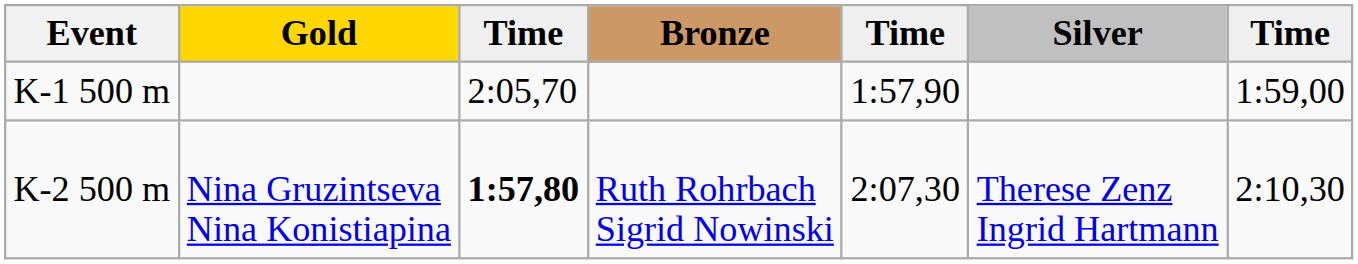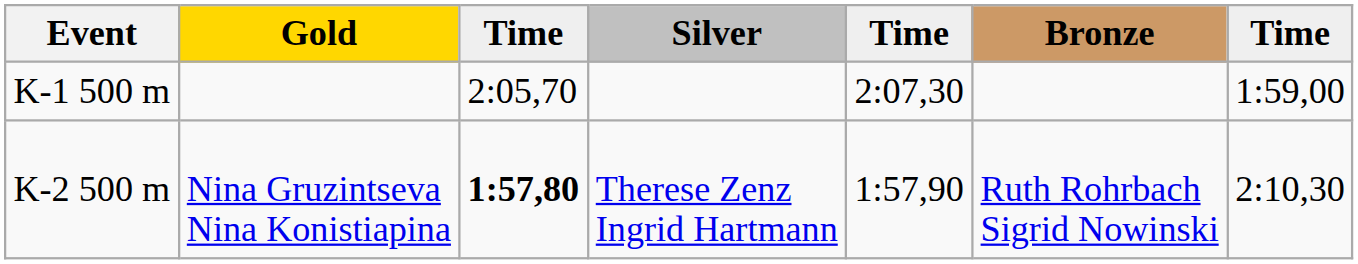columns swapped: (1098, 33) <-> (715, 33)
(905, 90) 1:57,90 -> (909, 90) 2:07,30
(905, 188) 2:07,30 -> (909, 188) 1:57,90
